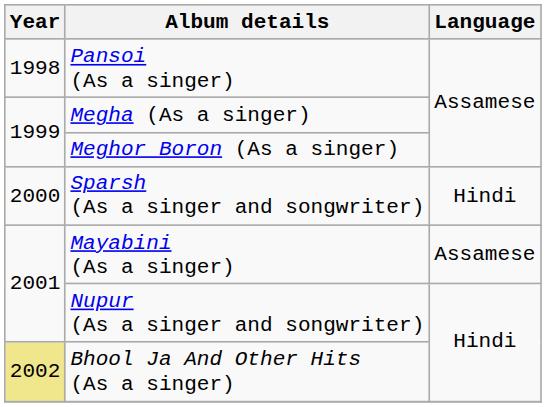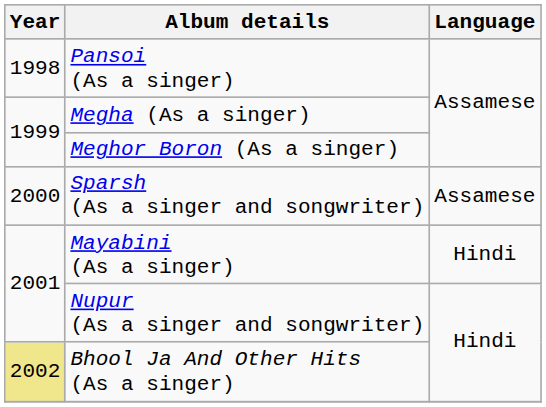(485, 196) Hindi -> (485, 196) Assamese
(485, 254) Assamese -> (485, 254) Hindi
